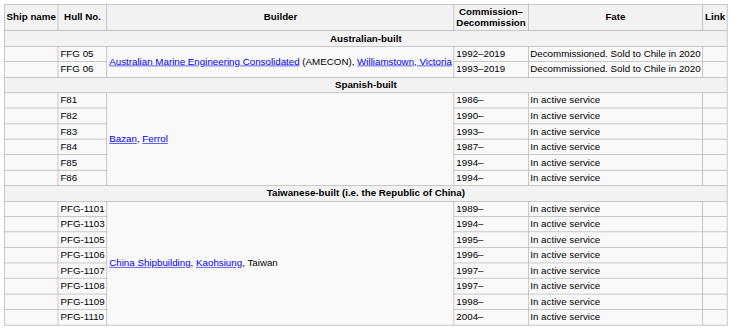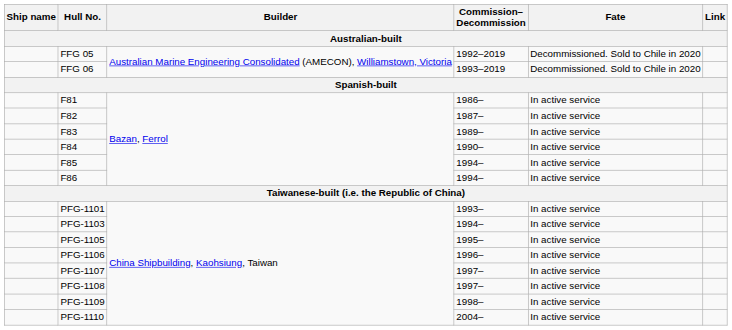(470, 116) 1990– -> (470, 116) 1987–
(470, 131) 1993– -> (470, 131) 1989–
(470, 147) 1987– -> (470, 147) 1990–
(470, 208) 1989– -> (470, 208) 1993–
